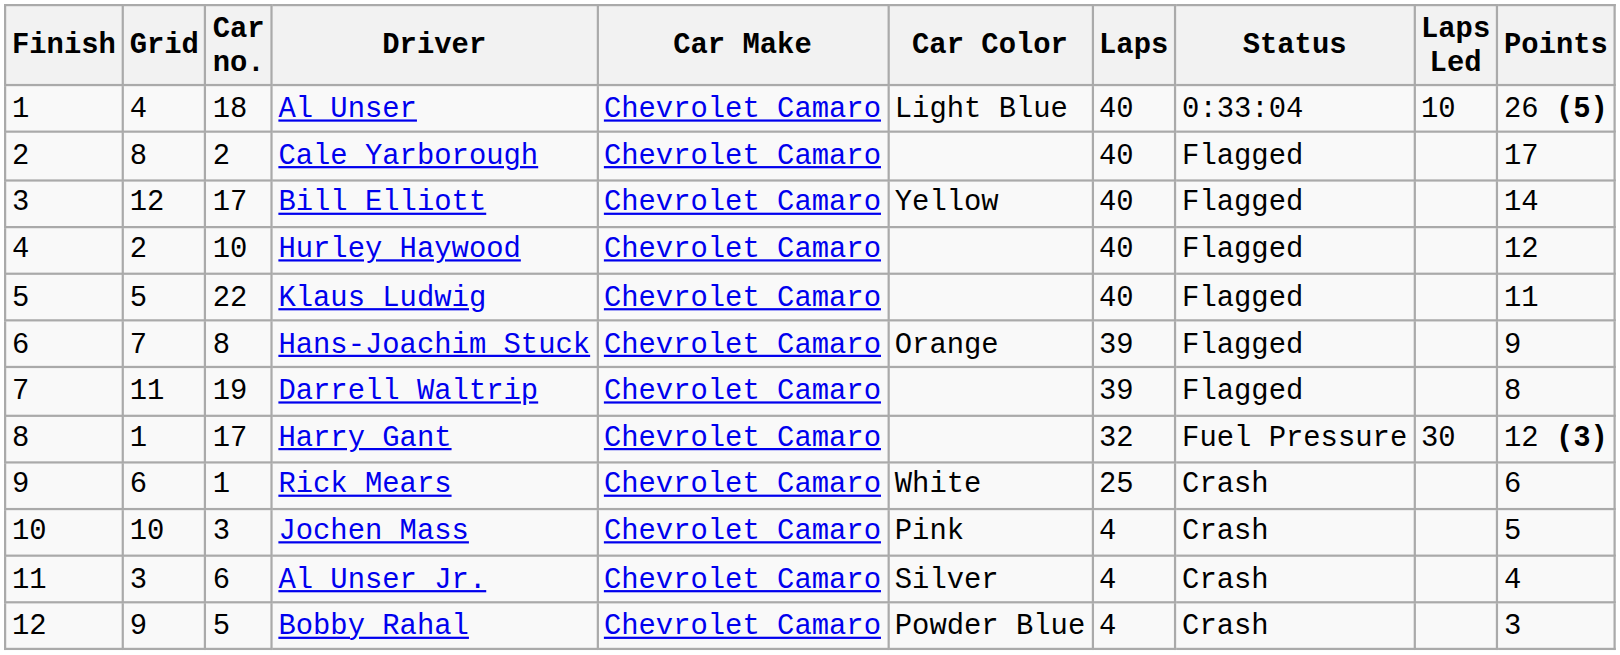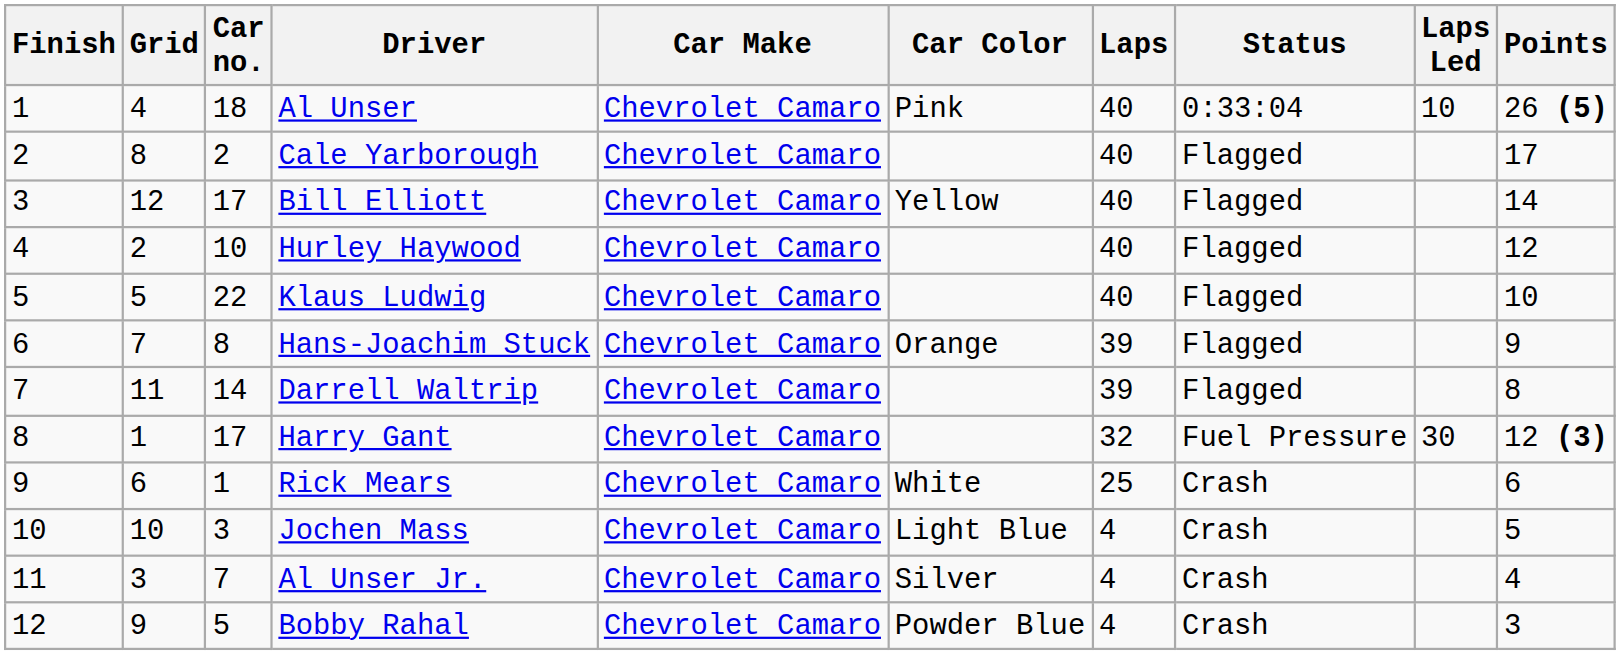(990, 109) Light Blue -> (990, 109) Pink
(1521, 297) 11 -> (1521, 297) 10
(230, 391) 19 -> (230, 391) 14
(990, 532) Pink -> (990, 532) Light Blue
(221, 579) 6 -> (221, 579) 7
